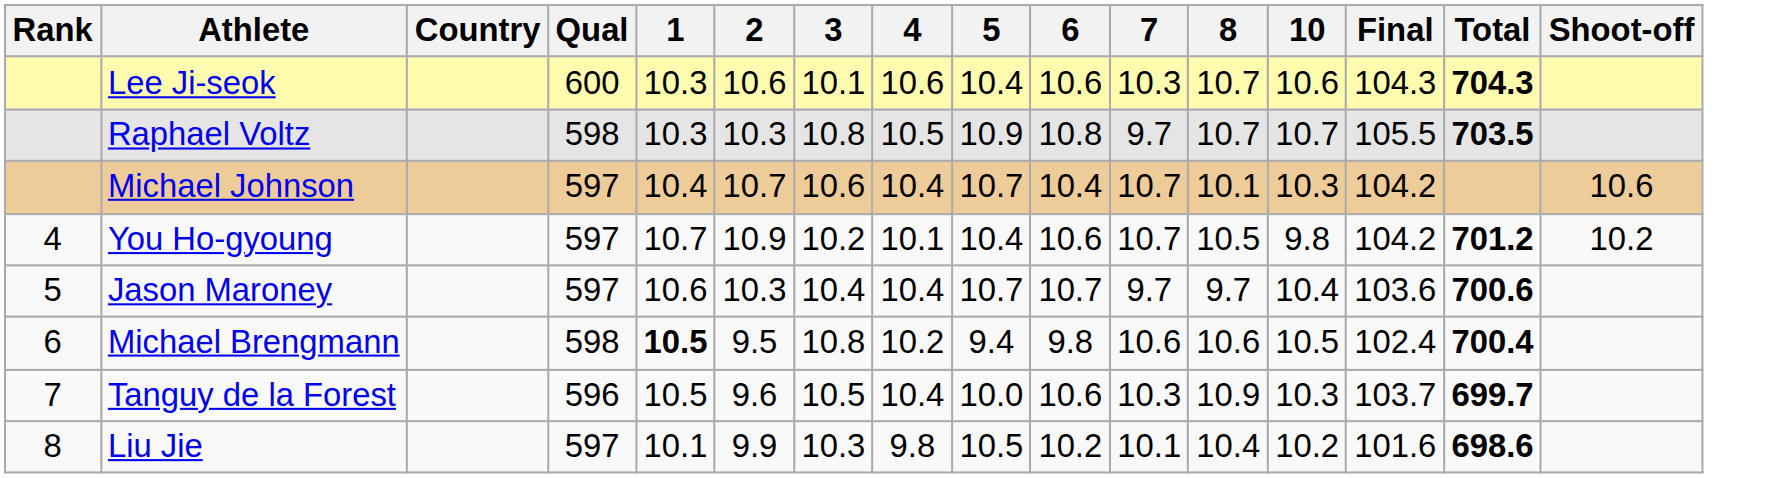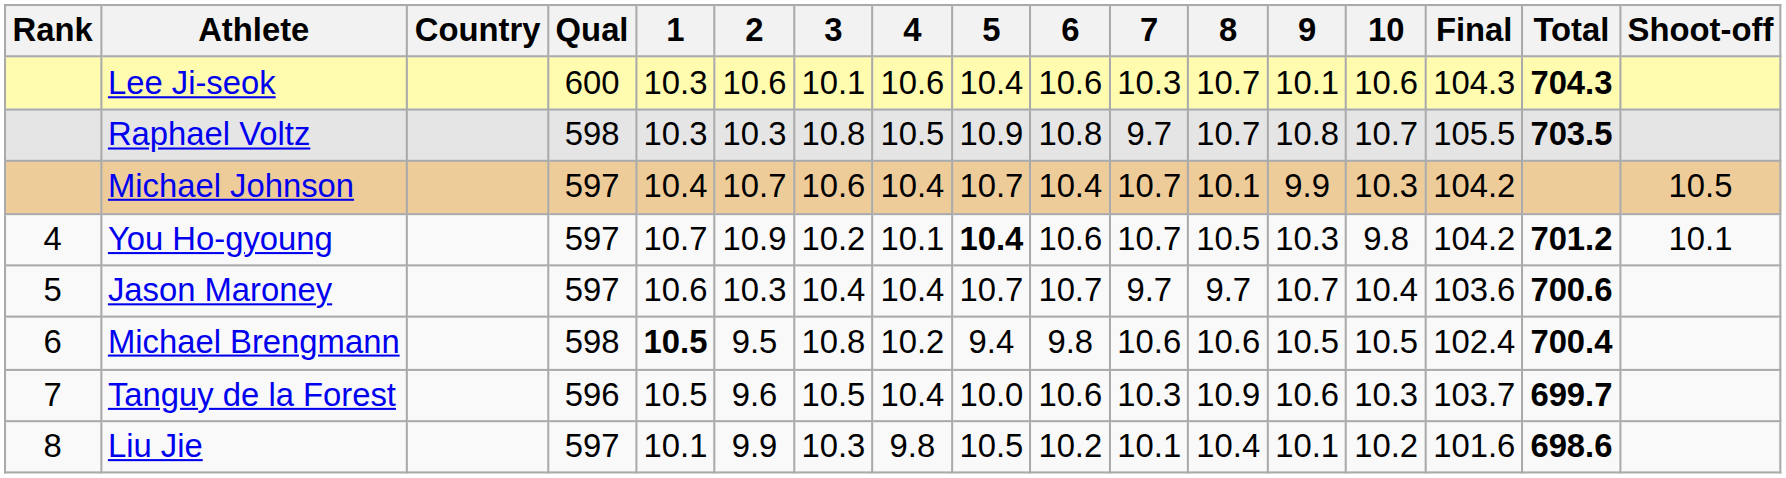+ column: (1307, 30)
(1621, 186) 10.6 -> (1700, 186) 10.5
(991, 238) normal -> (991, 238) bold
(1621, 238) 10.2 -> (1700, 238) 10.1
